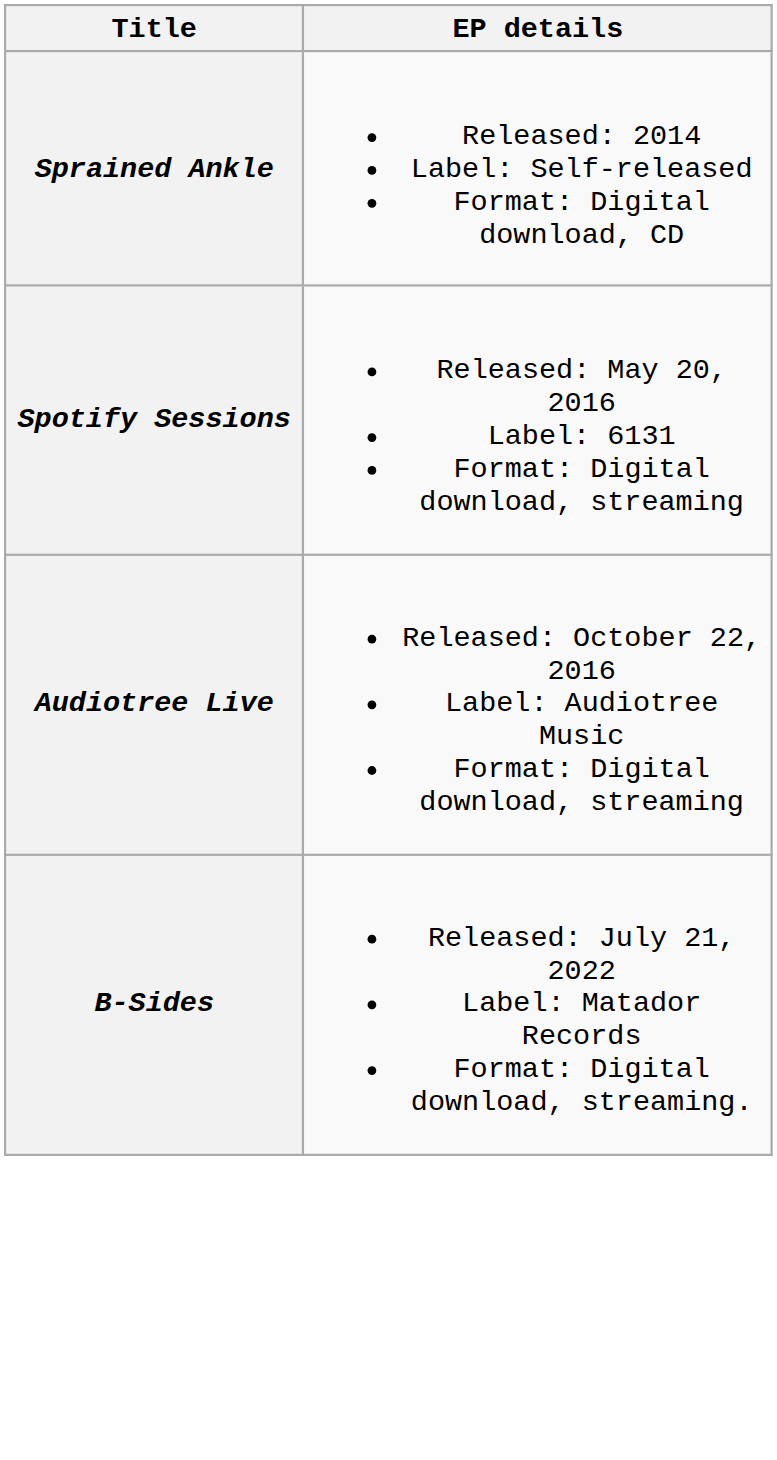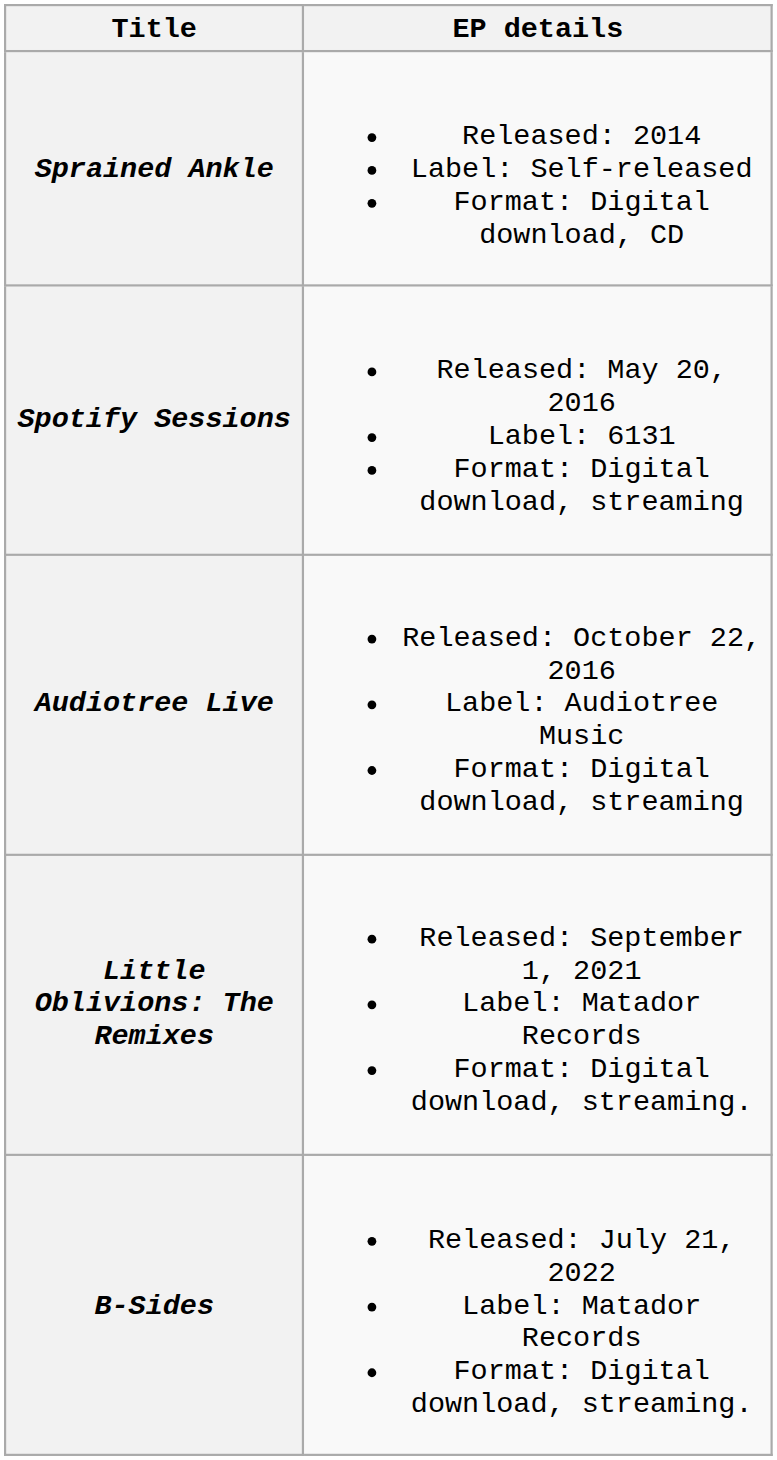+ row: (154, 1004)
